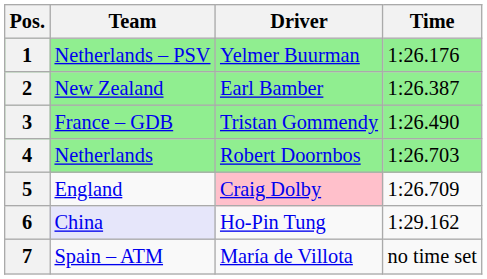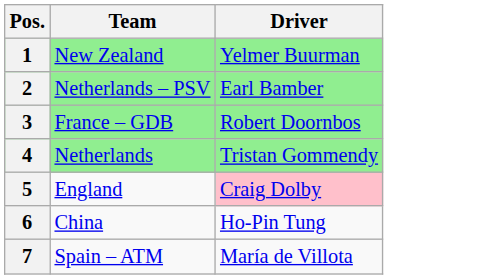- column: (432, 21)
(132, 55) Netherlands – PSV -> (109, 55) New Zealand
(109, 88) New Zealand -> (132, 88) Netherlands – PSV
(299, 122) Tristan Gommendy -> (290, 122) Robert Doornbos
(290, 155) Robert Doornbos -> (299, 155) Tristan Gommendy
(79, 222) lavender background -> (79, 222) no background
